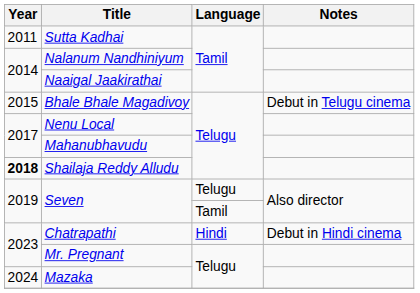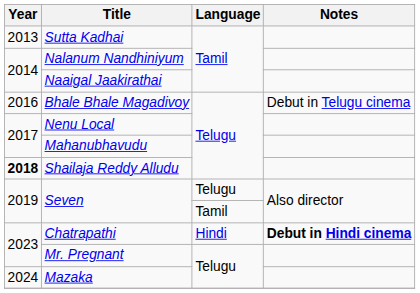(22, 37) 2011 -> (23, 37) 2013
(23, 102) 2015 -> (23, 102) 2016
(334, 233) normal -> (339, 233) bold
